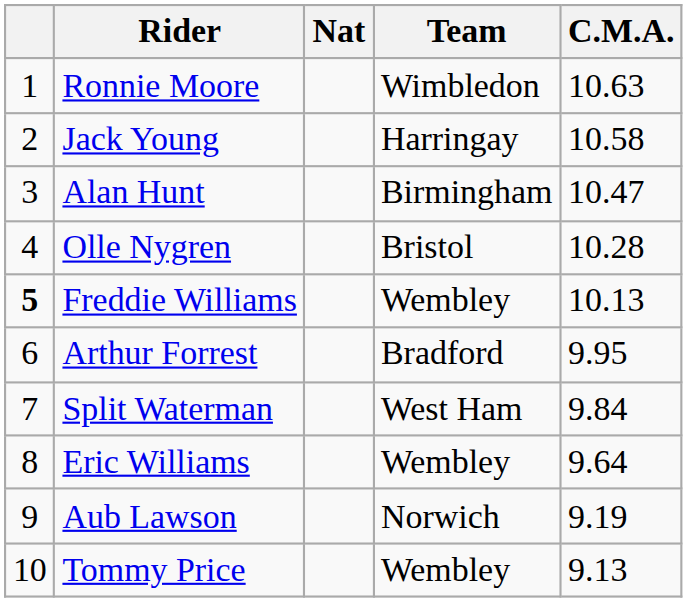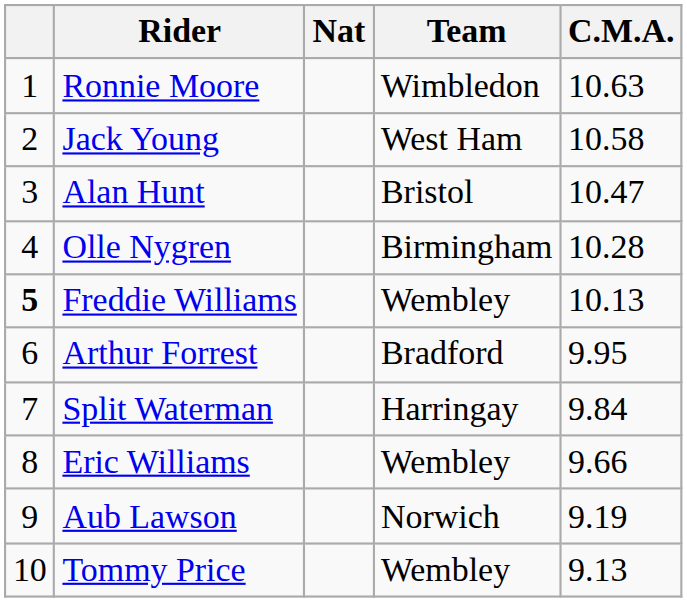(450, 138) Harringay -> (452, 138) West Ham
(467, 192) Birmingham -> (427, 192) Bristol
(427, 246) Bristol -> (467, 246) Birmingham
(452, 407) West Ham -> (450, 407) Harringay
(598, 461) 9.64 -> (598, 461) 9.66
